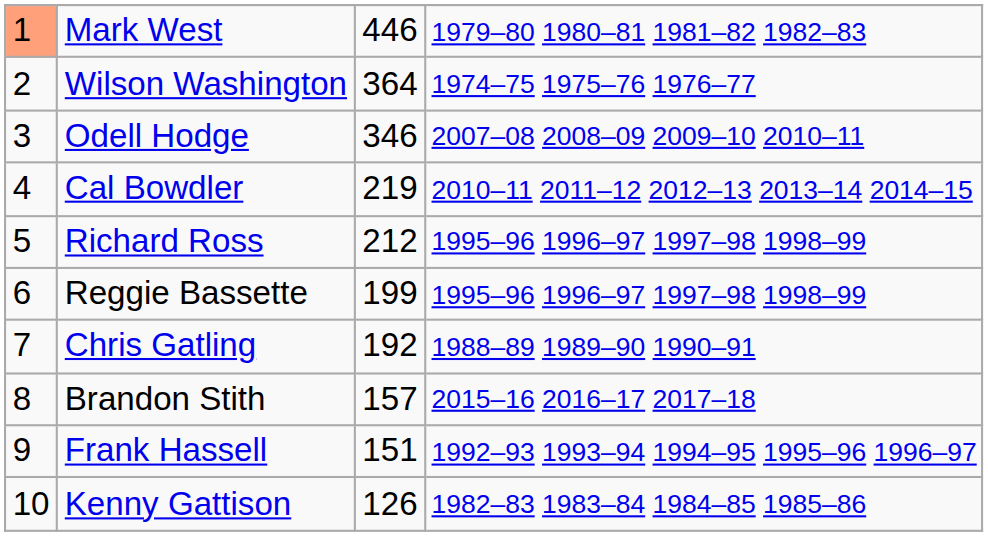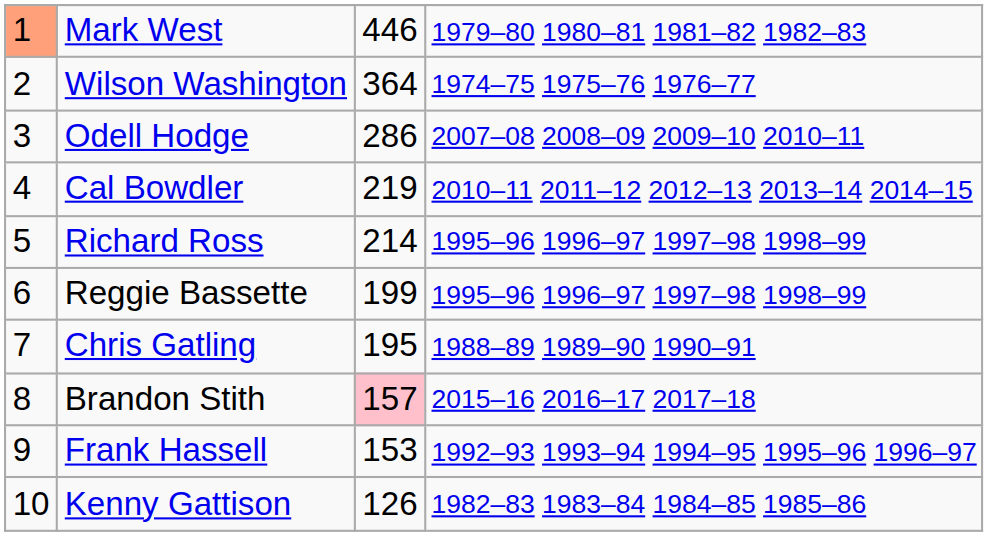(390, 135) 346 -> (390, 135) 286
(390, 240) 212 -> (390, 240) 214
(390, 345) 192 -> (390, 345) 195
(390, 398) no background -> (390, 398) pink background
(390, 450) 151 -> (390, 450) 153
